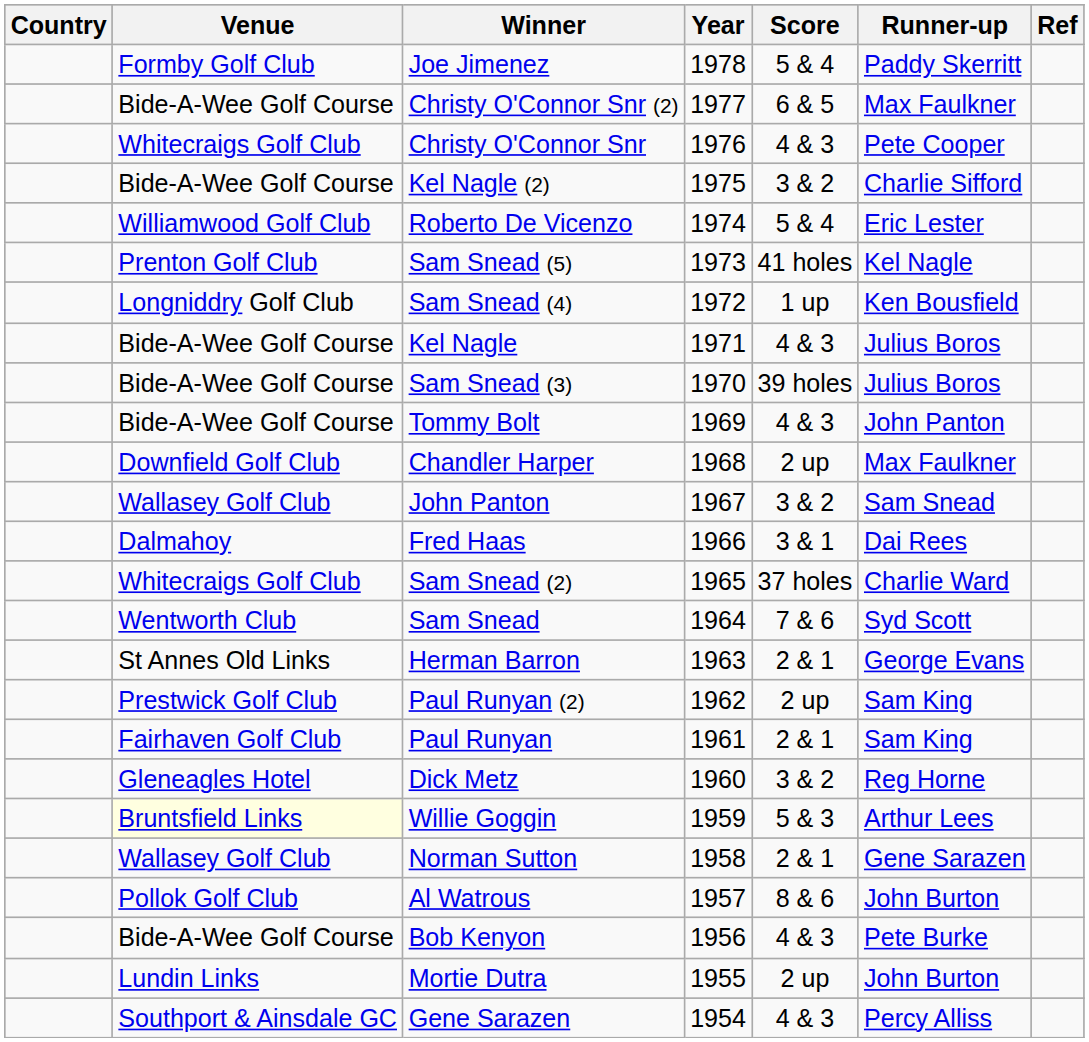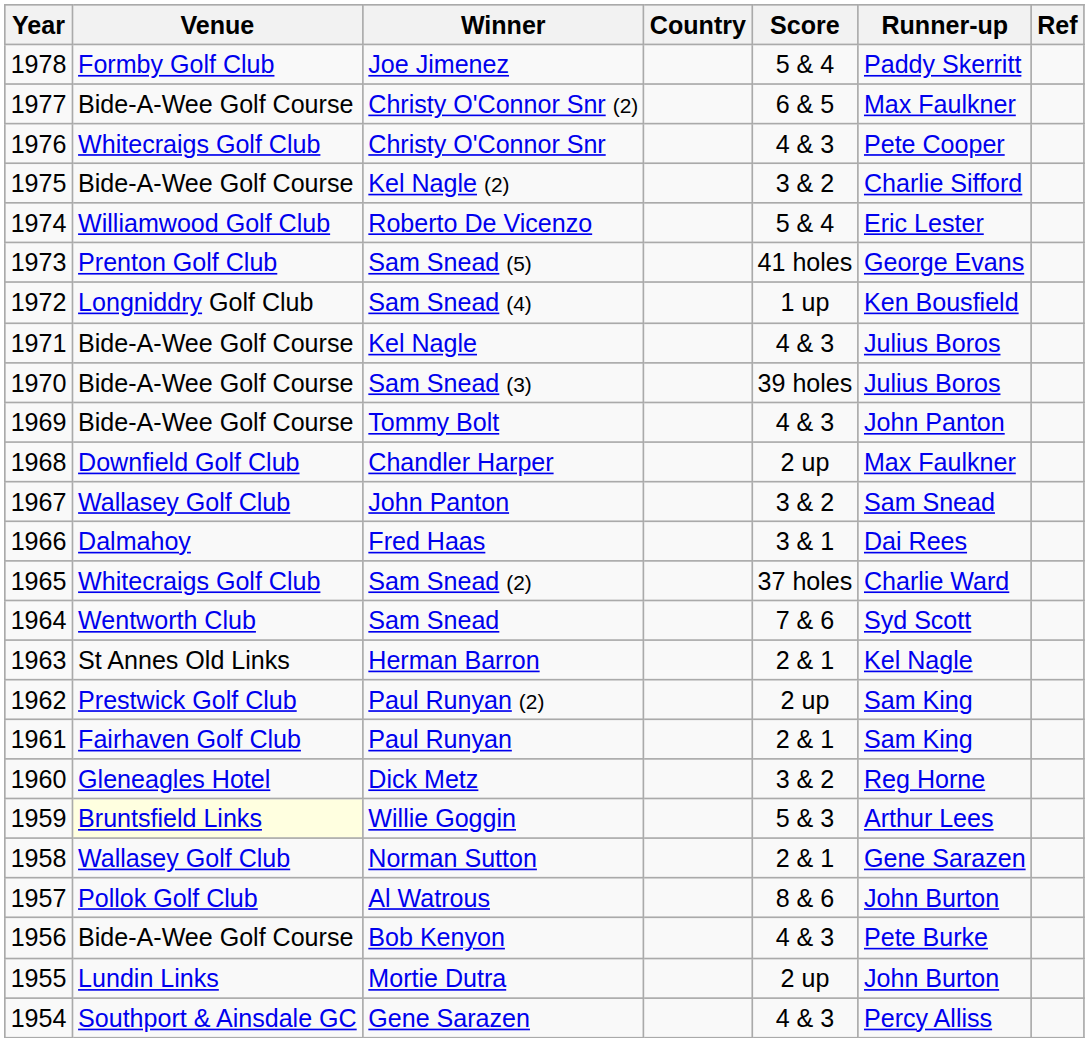columns swapped: (718, 25) <-> (59, 25)
(918, 263) Kel Nagle -> (944, 263) George Evans
(944, 660) George Evans -> (918, 660) Kel Nagle
